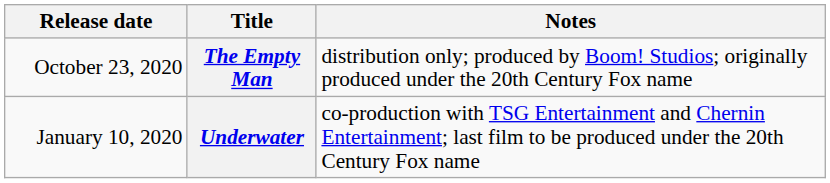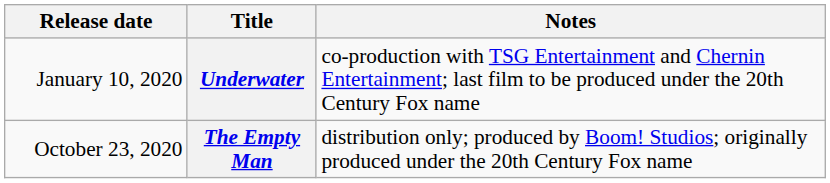rows swapped: (252, 136) <-> (252, 67)
